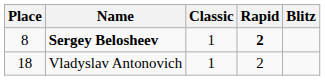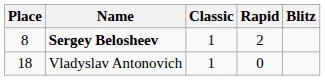(260, 39) bold -> (260, 39) normal
(260, 63) 2 -> (260, 63) 0
